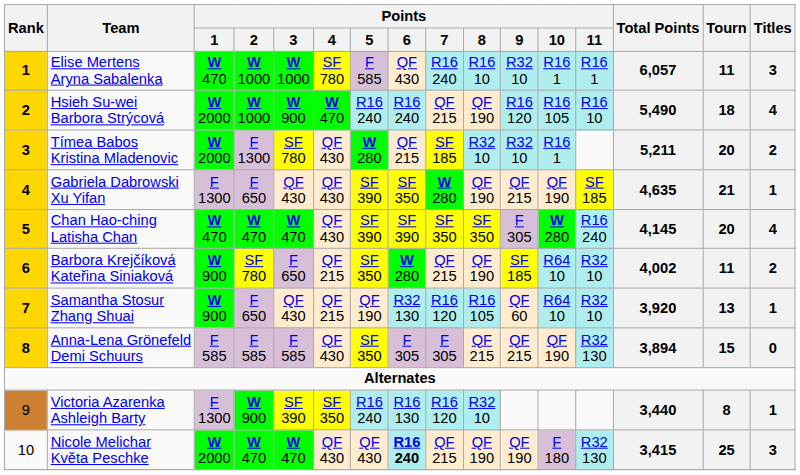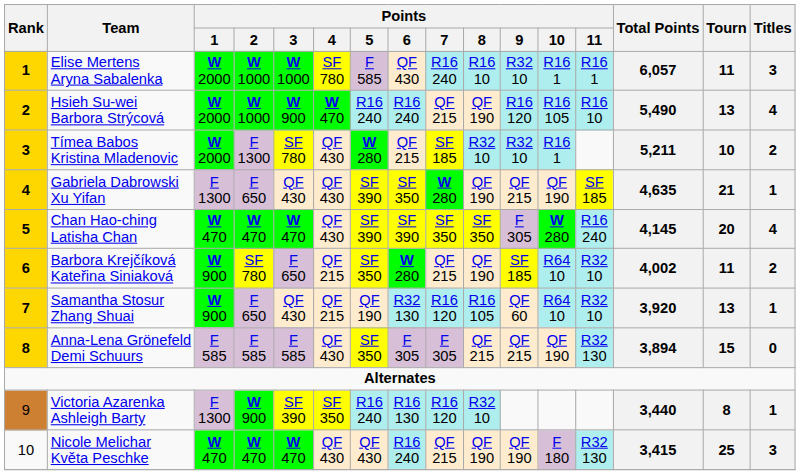(214, 71) W 470 -> (214, 71) W 2000
(727, 111) 18 -> (727, 111) 13
(727, 150) 20 -> (727, 150) 10
(214, 450) W 2000 -> (214, 450) W 470
(407, 450) bold -> (407, 450) normal
